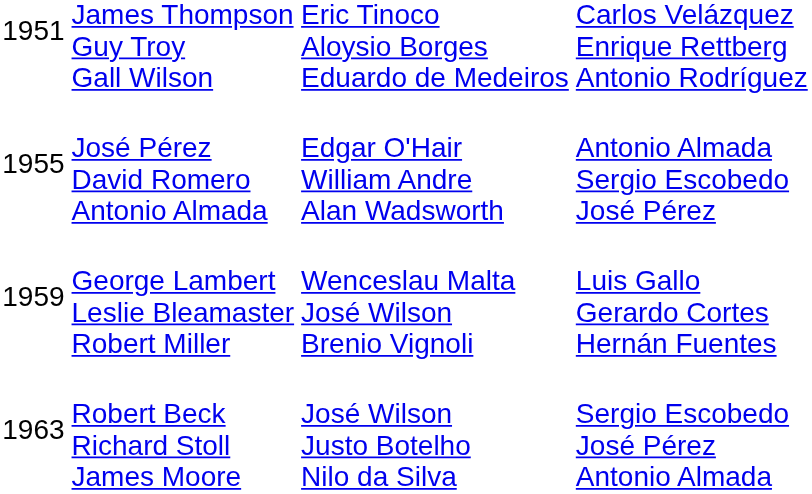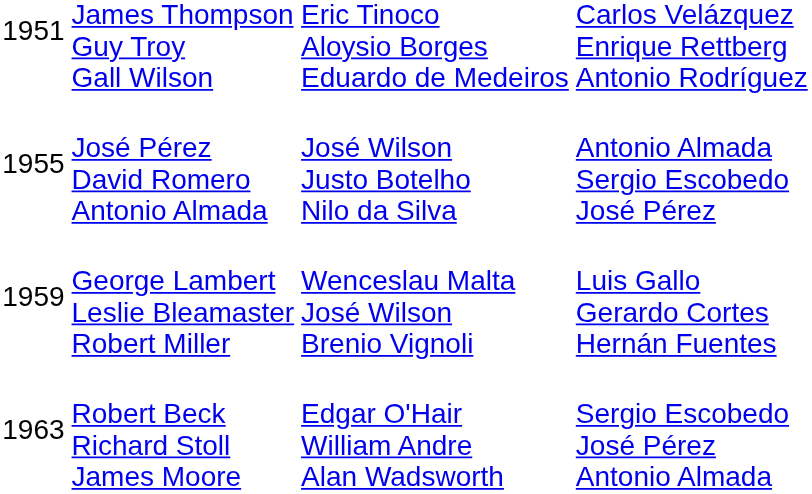(403, 179) Edgar O'Hair William Andre Alan Wadsworth -> (386, 179) José Wilson Justo Botelho Nilo da Silva
(386, 445) José Wilson Justo Botelho Nilo da Silva -> (403, 445) Edgar O'Hair William Andre Alan Wadsworth
